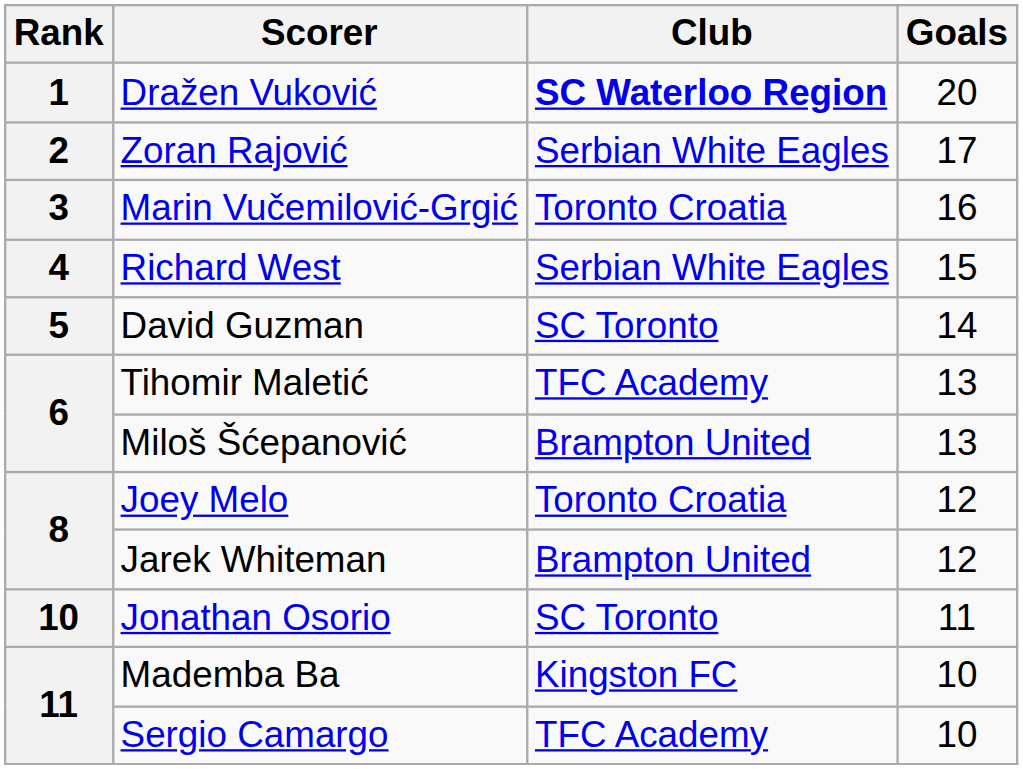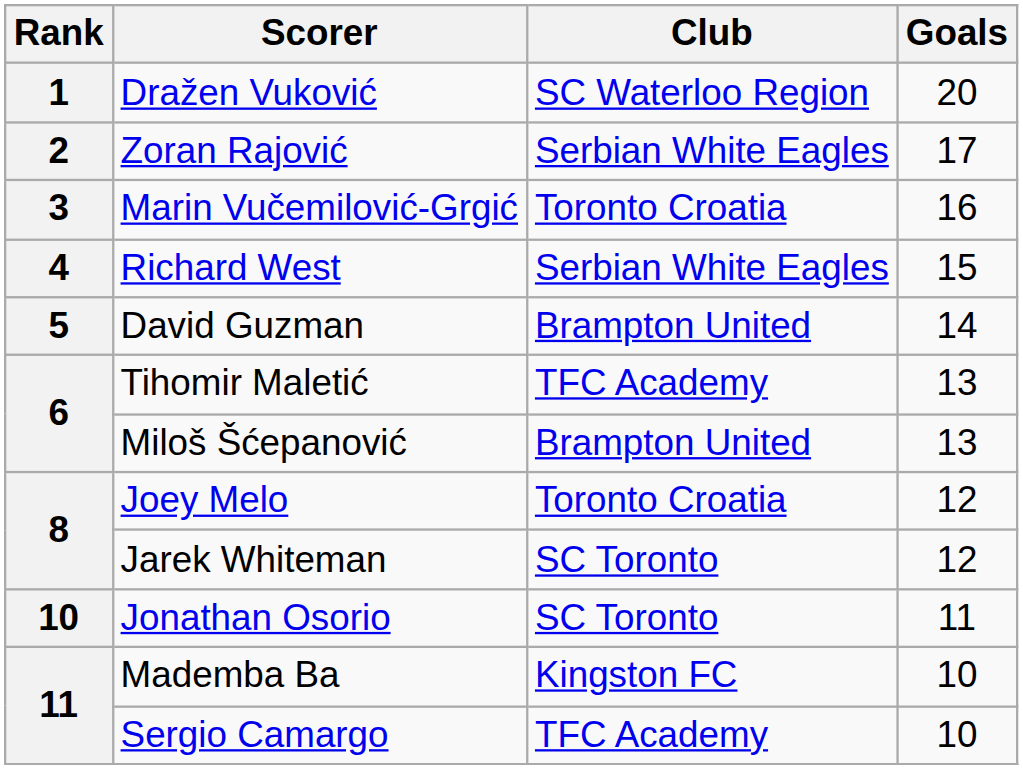(711, 92) bold -> (702, 92) normal
(627, 325) SC Toronto -> (673, 325) Brampton United
(673, 558) Brampton United -> (627, 558) SC Toronto
